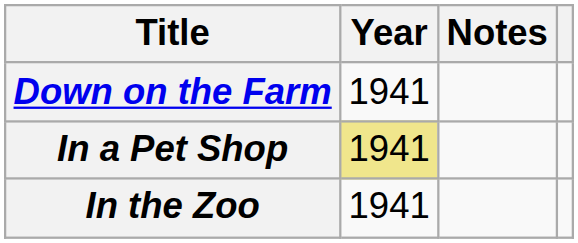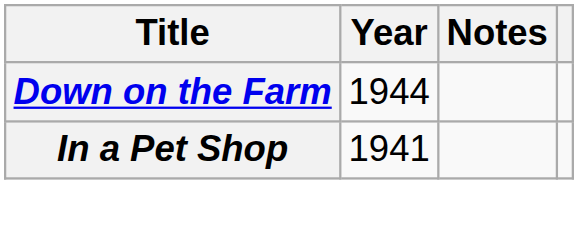(389, 91) 1941 -> (389, 91) 1944
(389, 149) khaki background -> (389, 149) no background
- row: (173, 206)
